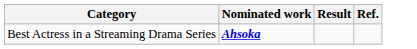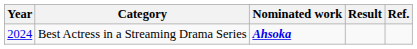+ column: (20, 14)
